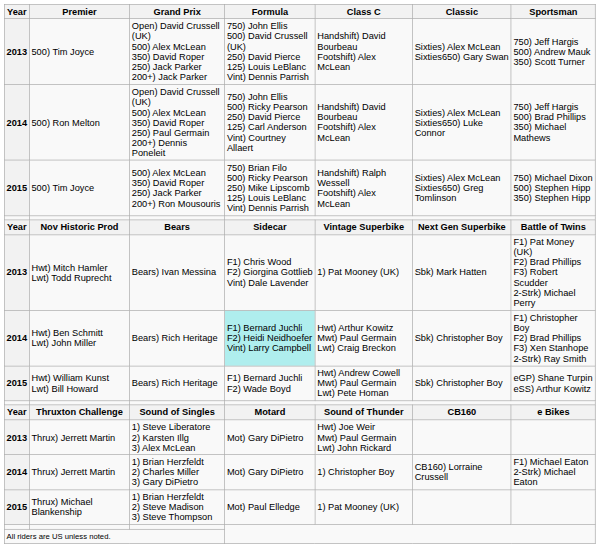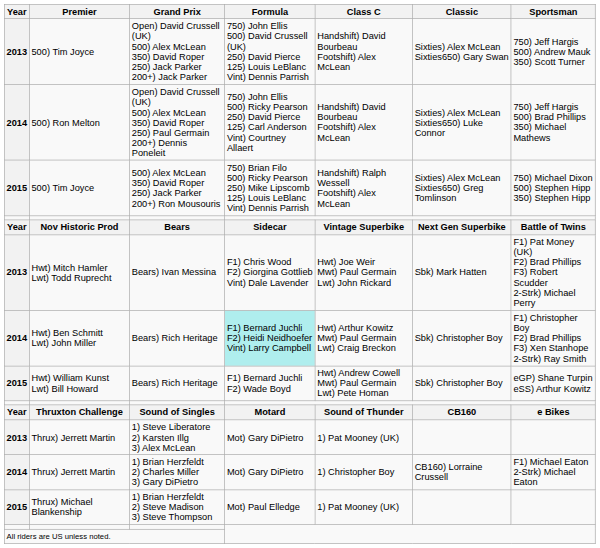(358, 272) 1) Pat Mooney (UK) -> (357, 272) Hwt) Joe Weir Mwt) Paul Germain Lwt) John Rickard
(357, 437) Hwt) Joe Weir Mwt) Paul Germain Lwt) John Rickard -> (358, 437) 1) Pat Mooney (UK)
